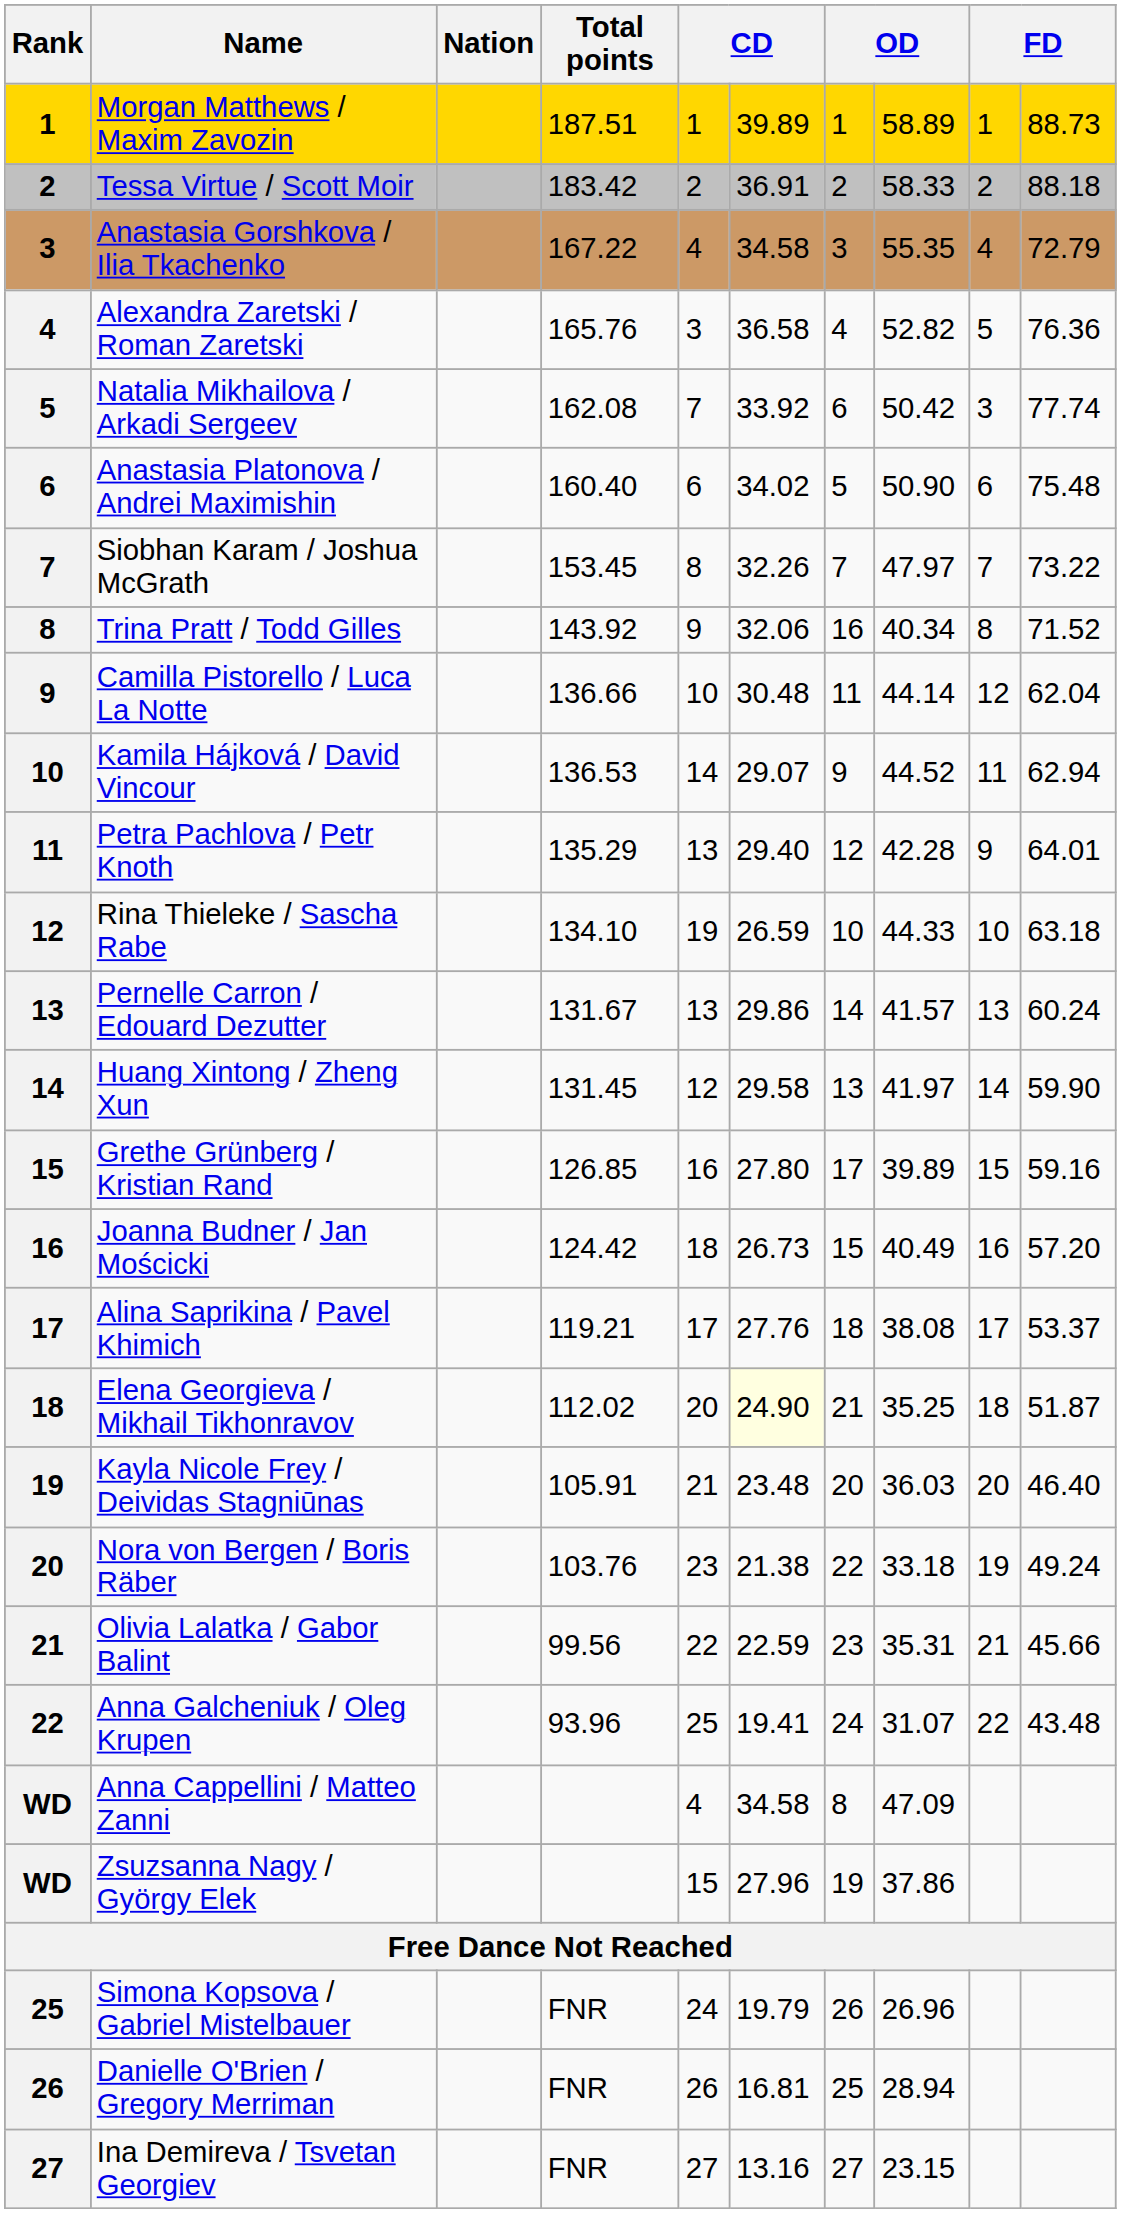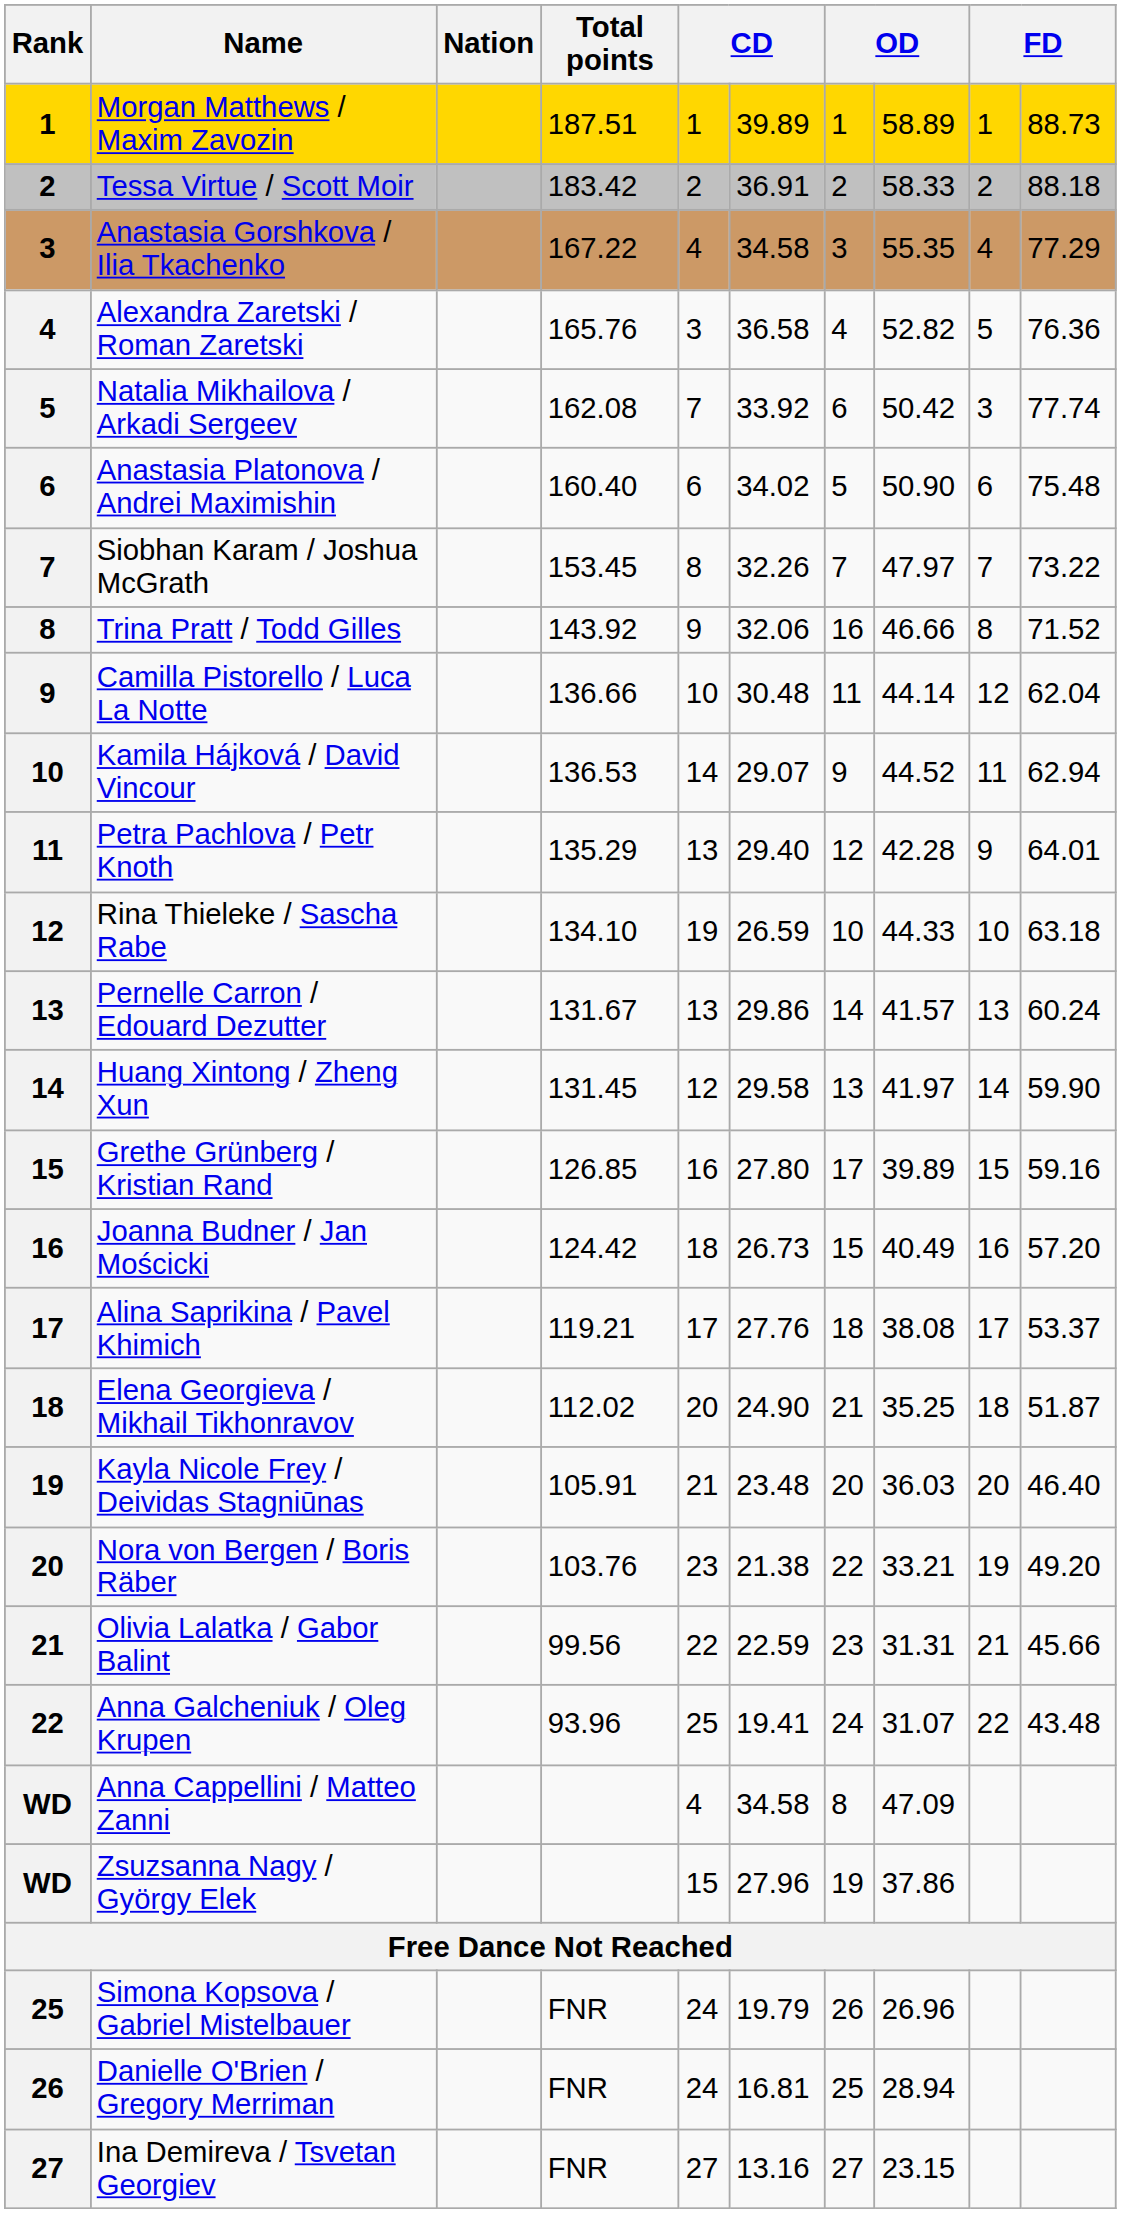(1064, 249) 72.79 -> (1064, 249) 77.29
(918, 629) 40.34 -> (918, 629) 46.66
(773, 1407) lightyellow background -> (773, 1407) no background
(918, 1565) 33.18 -> (918, 1565) 33.21
(1064, 1565) 49.24 -> (1064, 1565) 49.20
(918, 1645) 35.31 -> (918, 1645) 31.31
(702, 2088) 26 -> (702, 2088) 24
